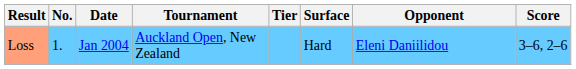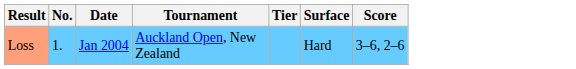- column: (434, 15)
